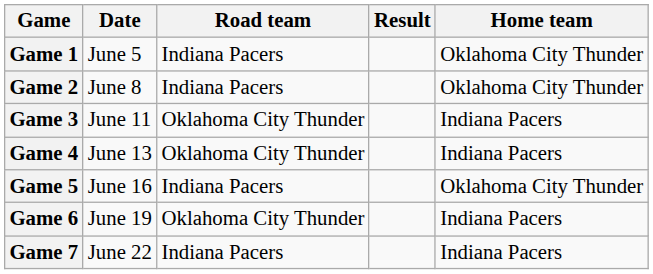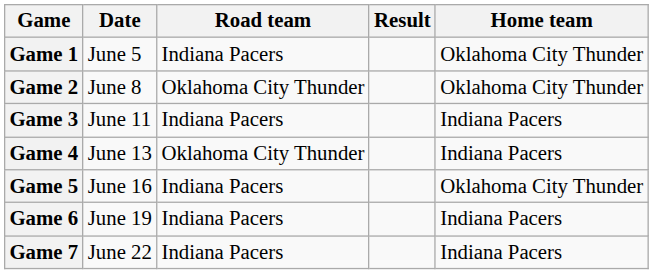(222, 86) Indiana Pacers -> (263, 86) Oklahoma City Thunder
(263, 119) Oklahoma City Thunder -> (222, 119) Indiana Pacers
(263, 218) Oklahoma City Thunder -> (222, 218) Indiana Pacers
